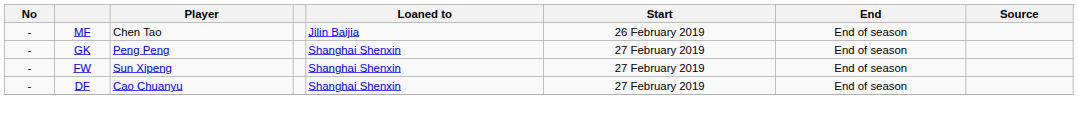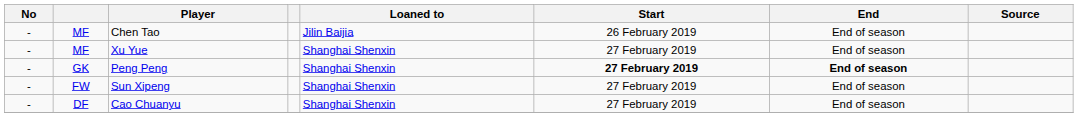+ row: (129, 50)
(660, 50) normal -> (651, 68) bold
(871, 50) normal -> (868, 68) bold
